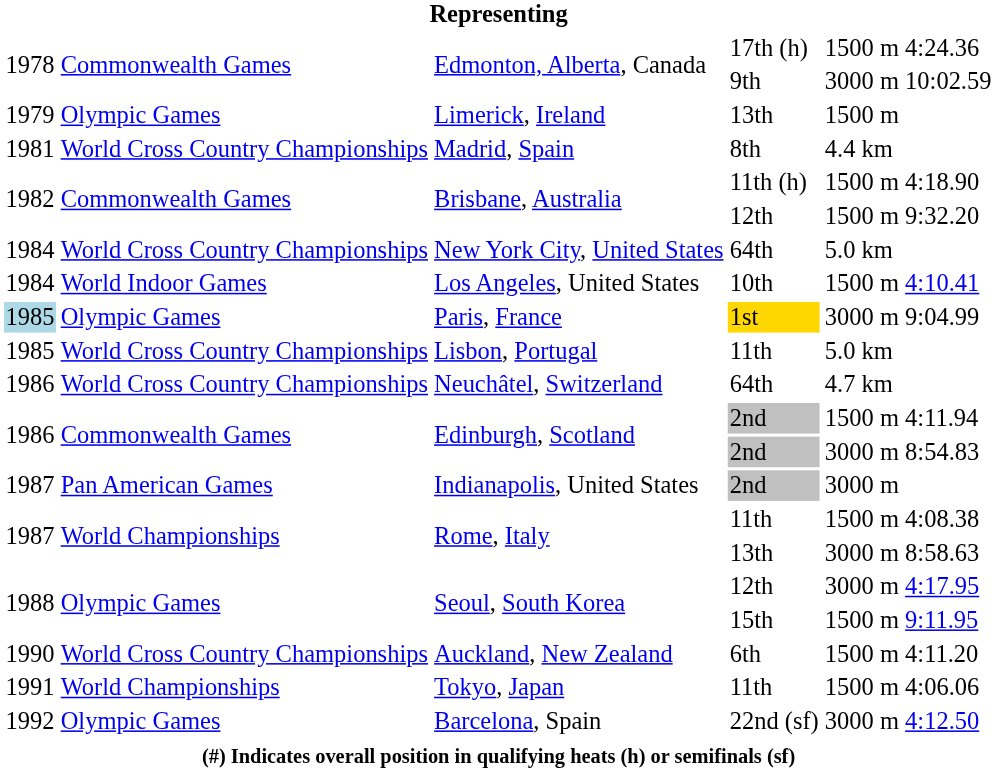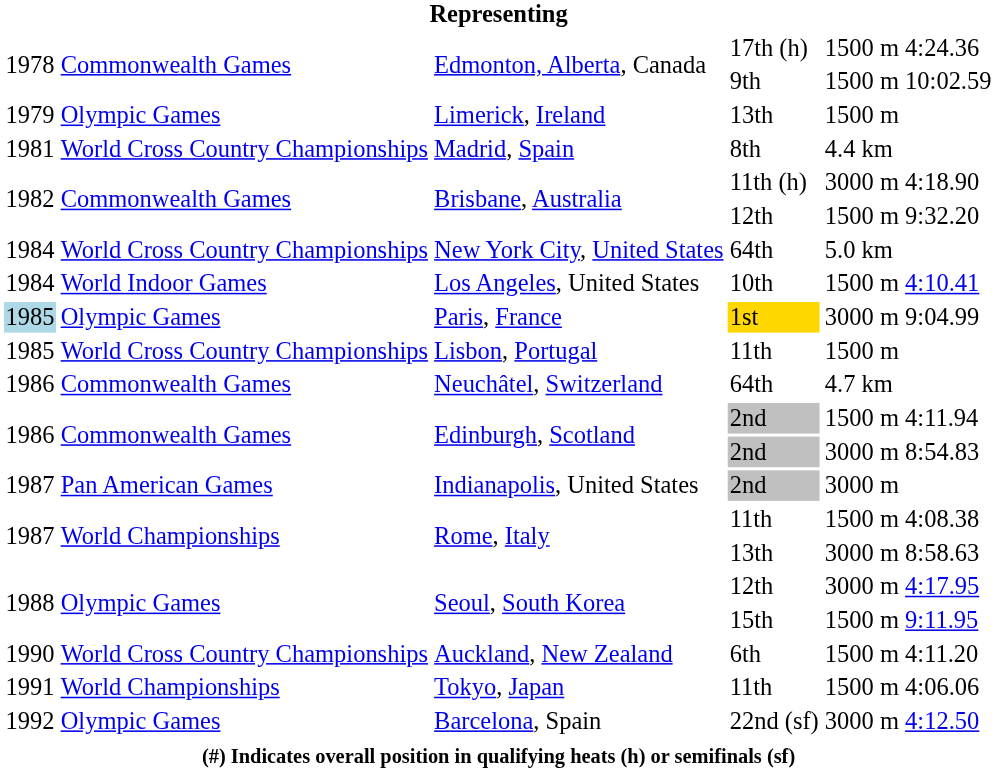(862, 81) 3000 m -> (862, 81) 1500 m
(862, 182) 1500 m -> (862, 182) 3000 m
(859, 350) 5.0 km -> (862, 350) 1500 m
(244, 384) World Cross Country Championships -> (176, 384) Commonwealth Games
